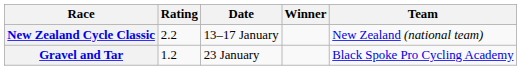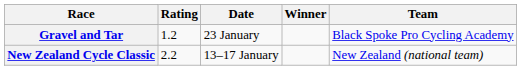rows swapped: (81, 34) <-> (81, 55)
